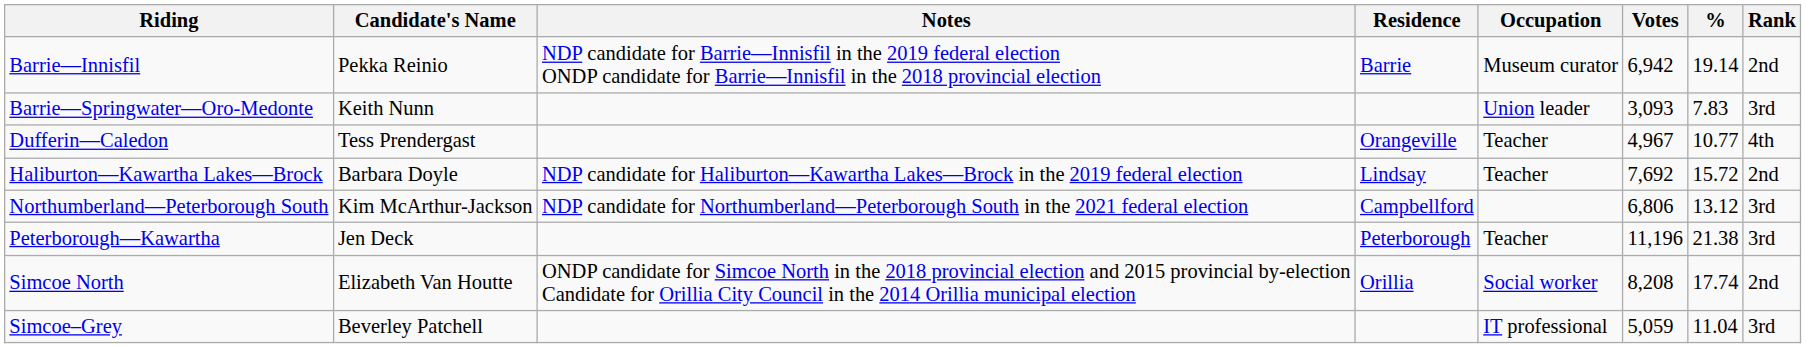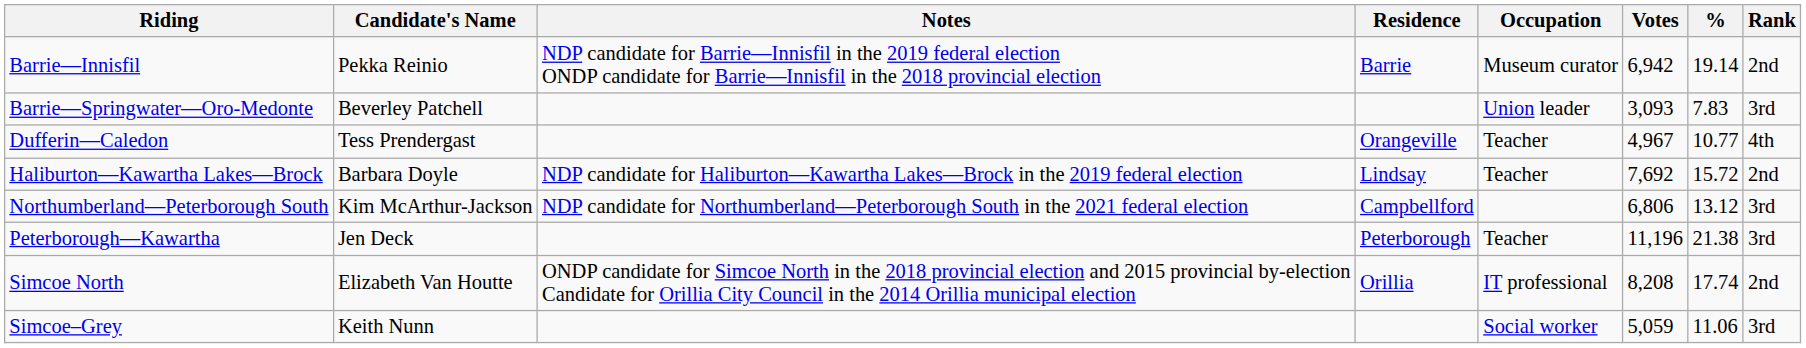(386, 108) Keith Nunn -> (410, 108) Beverley Patchell
(1540, 282) Social worker -> (1545, 282) IT professional
(410, 326) Beverley Patchell -> (386, 326) Keith Nunn
(1545, 326) IT professional -> (1540, 326) Social worker
(1715, 326) 11.04 -> (1715, 326) 11.06
